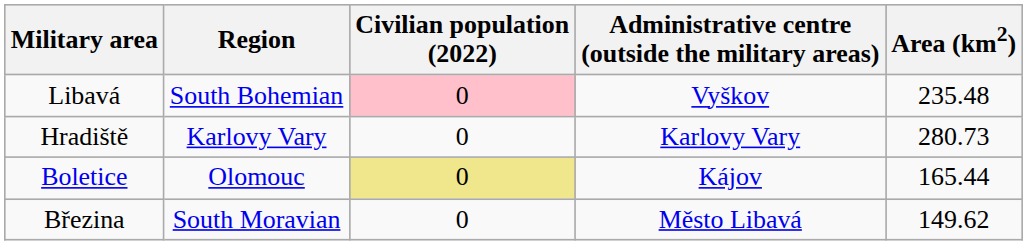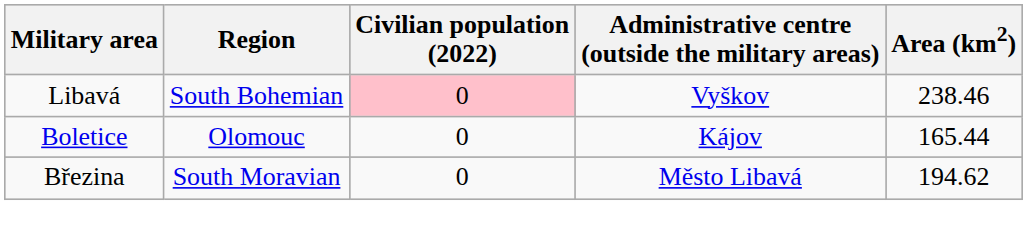(954, 95) 235.48 -> (954, 95) 238.46
- row: (84, 136)
(462, 177) khaki background -> (462, 136) no background
(954, 218) 149.62 -> (954, 177) 194.62
